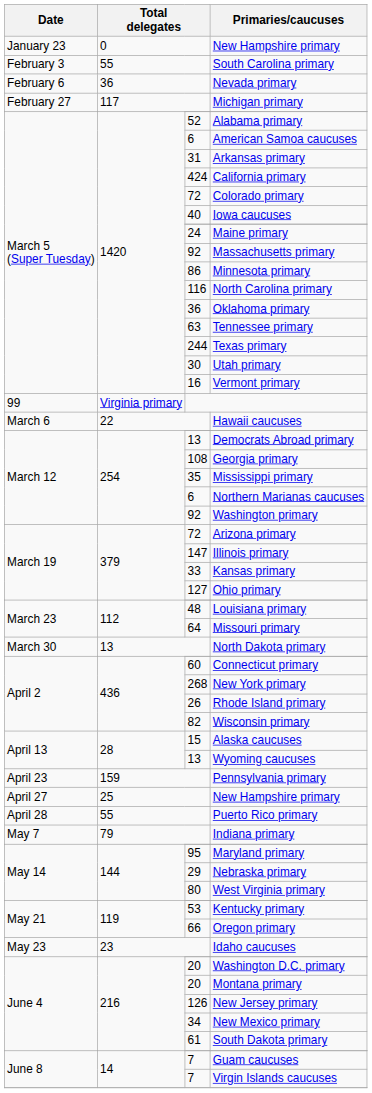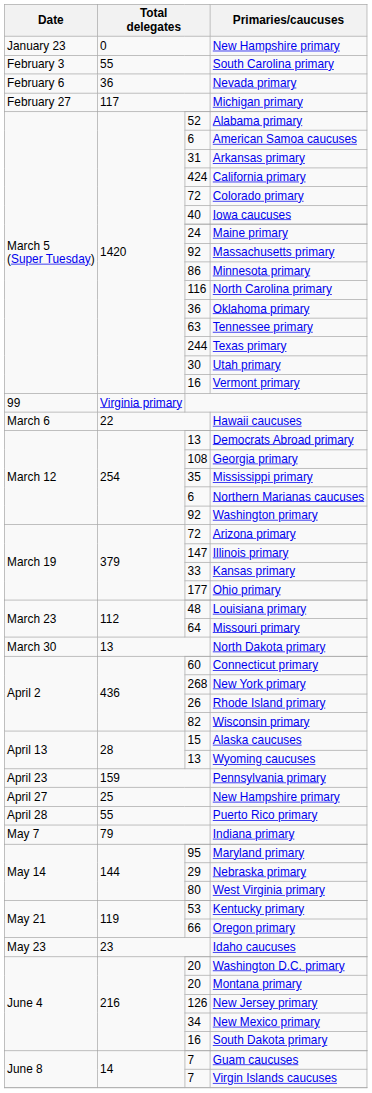(197, 590) 127 -> (197, 590) 177
(194, 1041) 61 -> (194, 1041) 16
